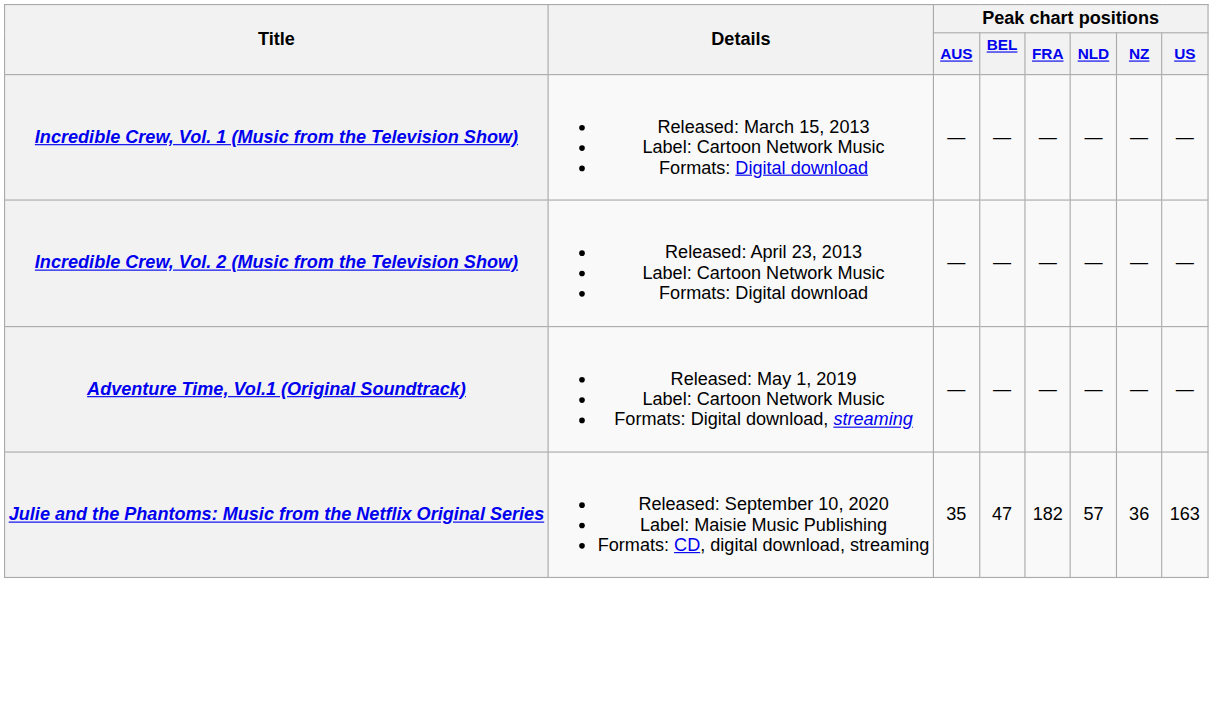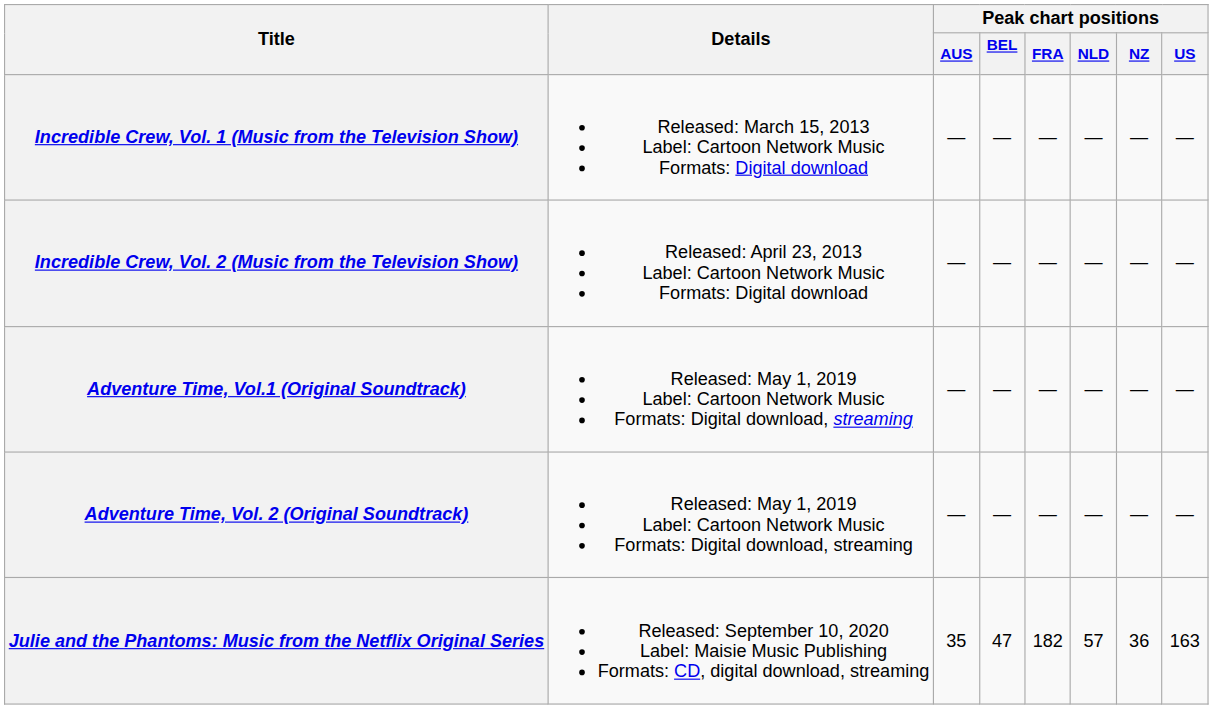+ row: (276, 514)
